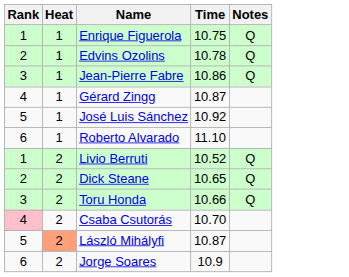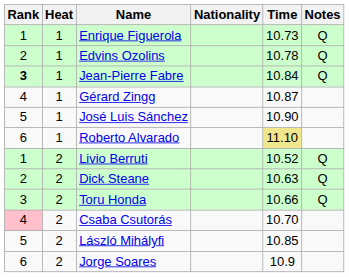+ column: (227, 14)
(210, 35) 10.75 -> (282, 35) 10.73
(23, 76) normal -> (23, 76) bold
(210, 76) 10.86 -> (282, 76) 10.84
(210, 117) 10.92 -> (282, 117) 10.90
(210, 138) no background -> (282, 138) khaki background
(210, 179) 10.65 -> (282, 179) 10.63
(59, 240) lightsalmon background -> (59, 240) no background
(210, 240) 10.87 -> (282, 240) 10.85
